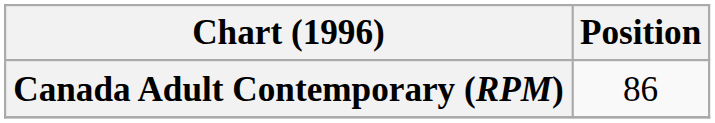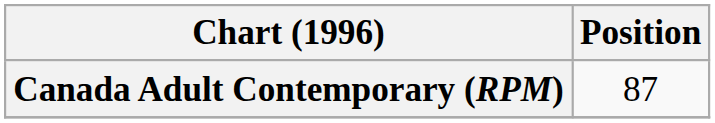(641, 88) 86 -> (641, 88) 87
